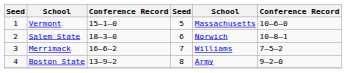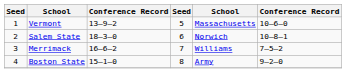(103, 23) 15–1–0 -> (103, 23) 13–9–2
(103, 62) 13–9–2 -> (103, 62) 15–1–0
